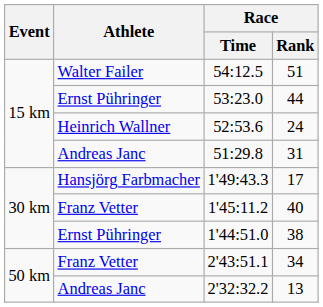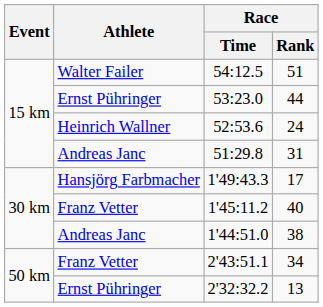(109, 235) Ernst Pühringer -> (102, 235) Andreas Janc
(102, 289) Andreas Janc -> (109, 289) Ernst Pühringer
